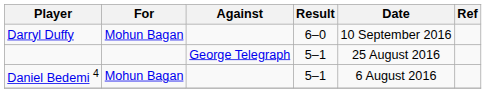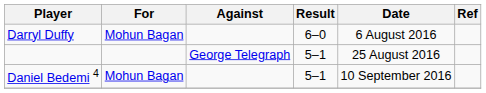(396, 34) 10 September 2016 -> (396, 34) 6 August 2016
(396, 76) 6 August 2016 -> (396, 76) 10 September 2016
